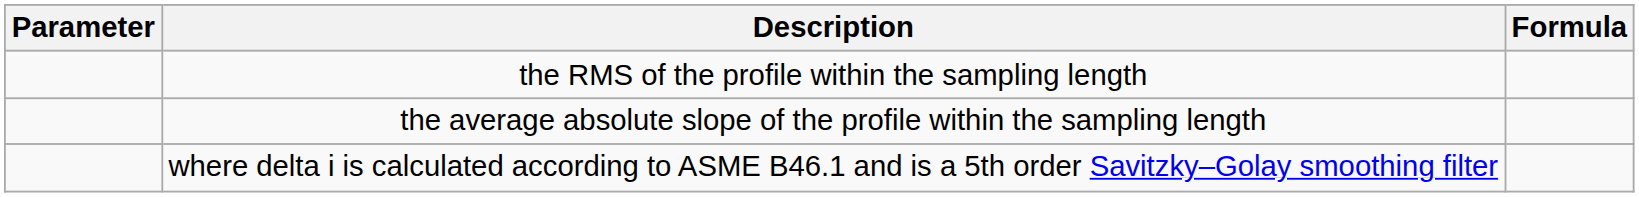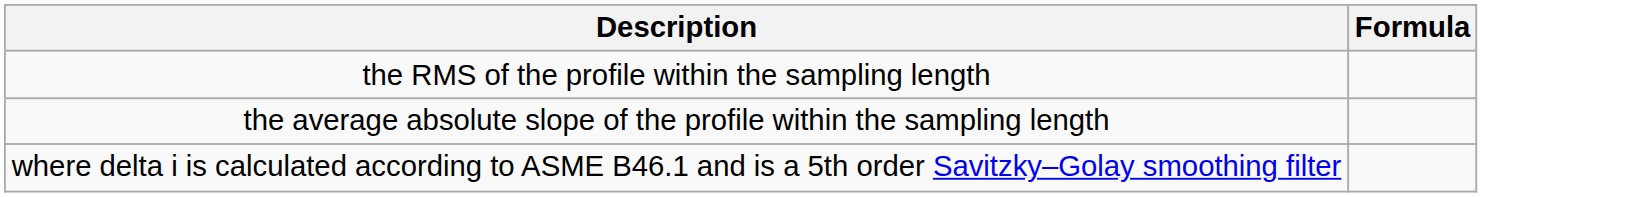- column: (83, 27)
